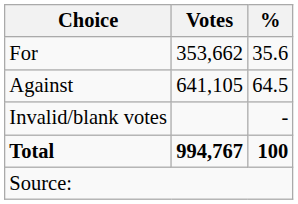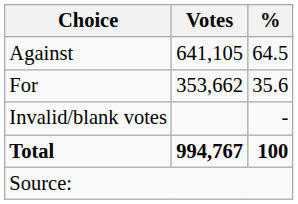rows swapped: (24, 53) <-> (41, 85)
